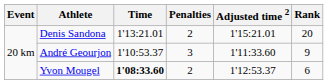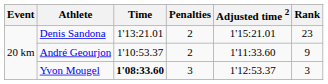(307, 34) 20 -> (307, 34) 23
(190, 52) 3 -> (190, 52) 2
(190, 70) 2 -> (190, 70) 3
(307, 70) 6 -> (307, 70) 3
